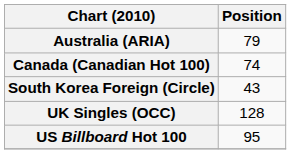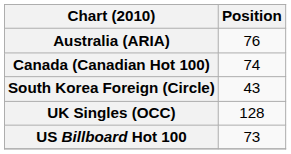(252, 40) 79 -> (252, 40) 76
(252, 137) 95 -> (252, 137) 73
